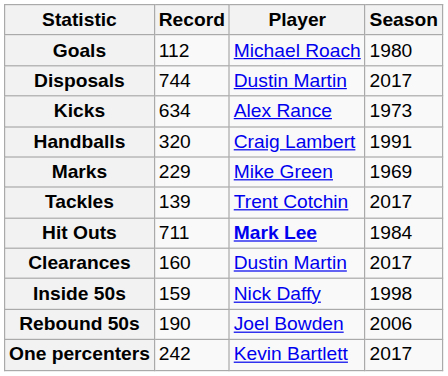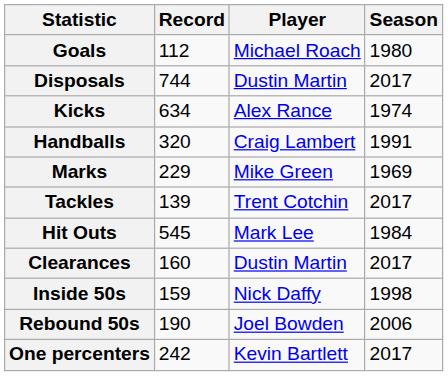(391, 111) 1973 -> (391, 111) 1974
(174, 232) 711 -> (175, 232) 545
(275, 232) bold -> (274, 232) normal
